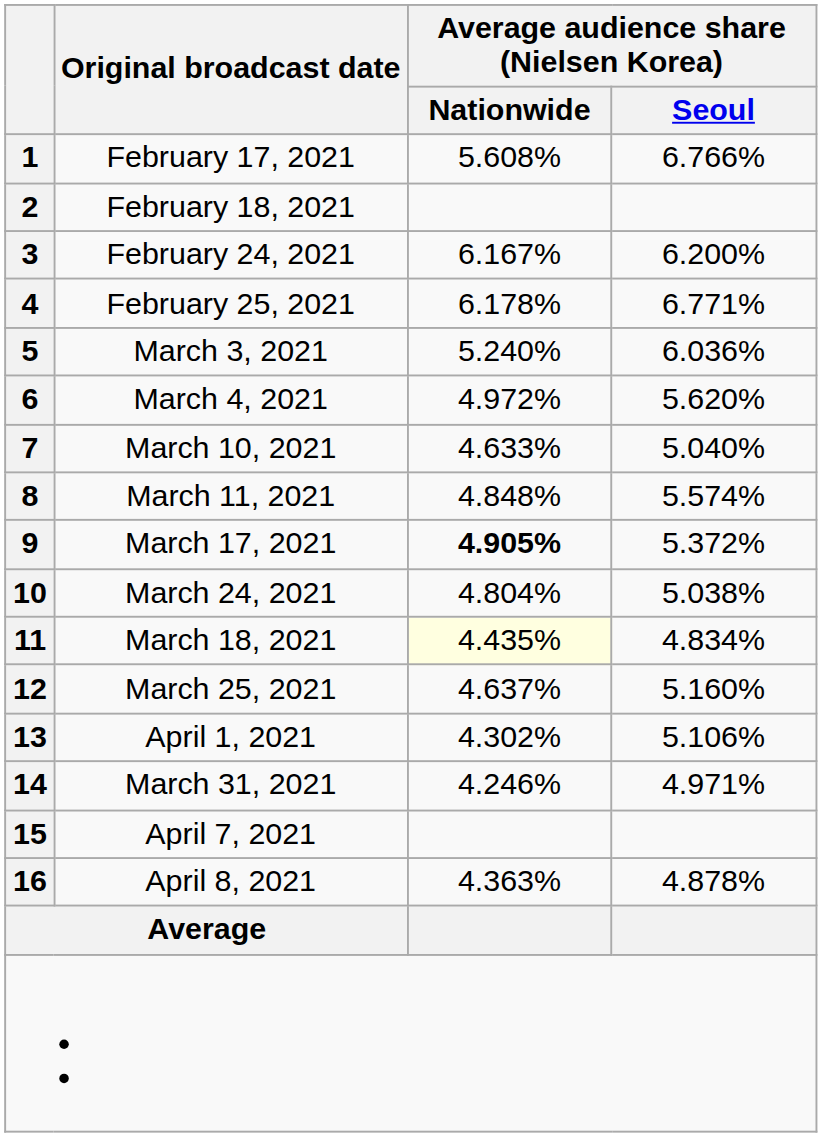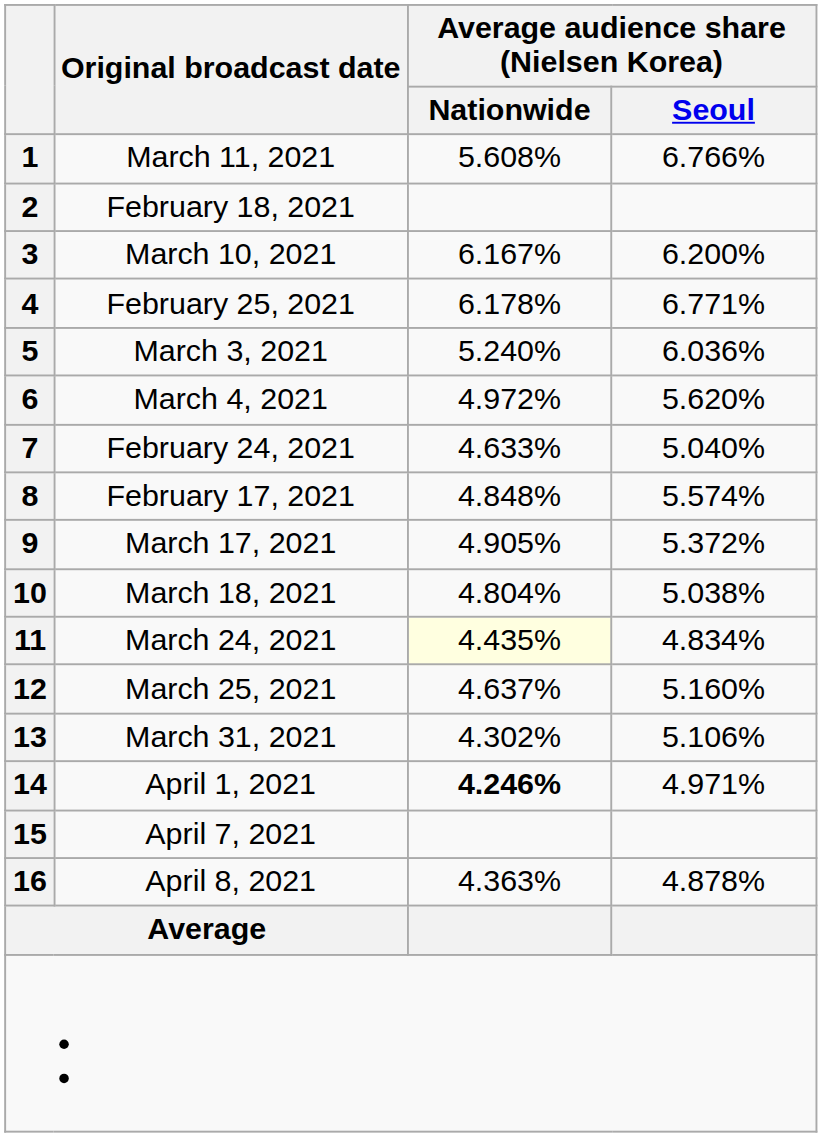(231, 158) February 17, 2021 -> (231, 158) March 11, 2021
(231, 254) February 24, 2021 -> (231, 254) March 10, 2021
(231, 447) March 10, 2021 -> (231, 447) February 24, 2021
(231, 495) March 11, 2021 -> (231, 495) February 17, 2021
(509, 543) bold -> (509, 543) normal
(231, 592) March 24, 2021 -> (231, 592) March 18, 2021
(231, 640) March 18, 2021 -> (231, 640) March 24, 2021
(231, 736) April 1, 2021 -> (231, 736) March 31, 2021
(231, 785) March 31, 2021 -> (231, 785) April 1, 2021
(509, 785) normal -> (509, 785) bold
